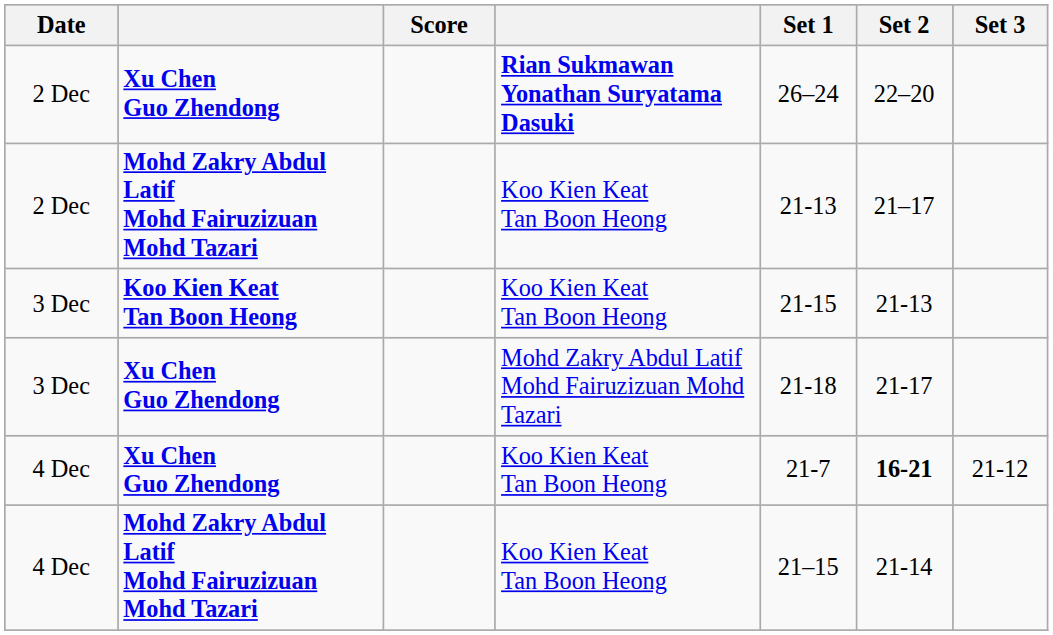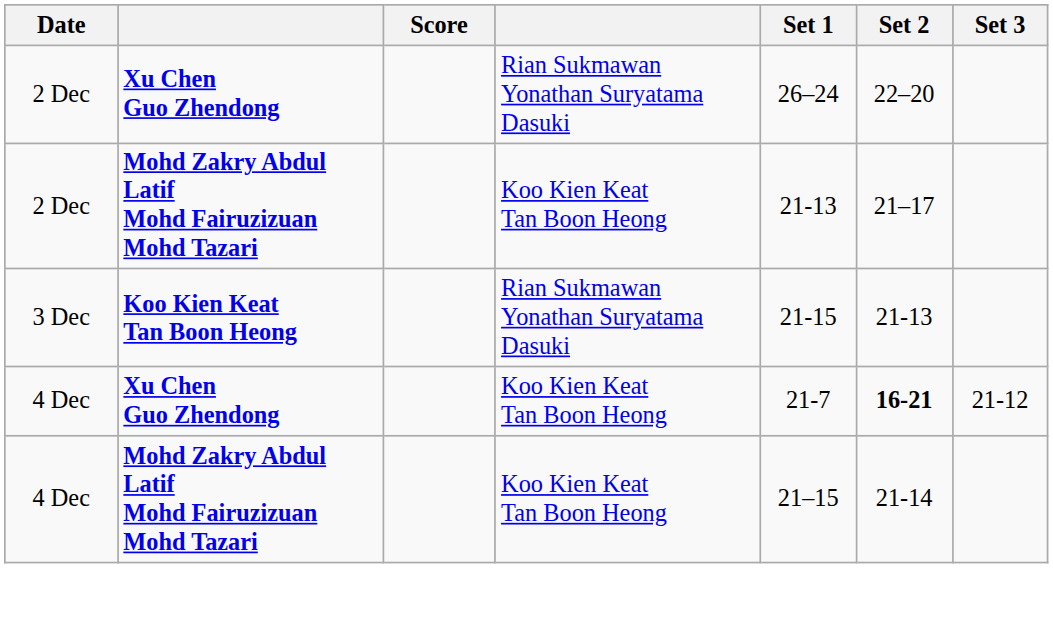(612, 93) bold -> (602, 93) normal
(584, 303) Koo Kien Keat Tan Boon Heong -> (602, 317) Rian Sukmawan Yonathan Suryatama Dasuki
- row: (61, 386)
